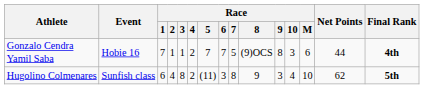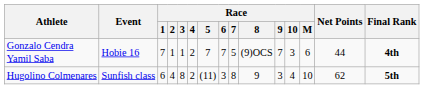(280, 53) 8 -> (280, 53) 7
